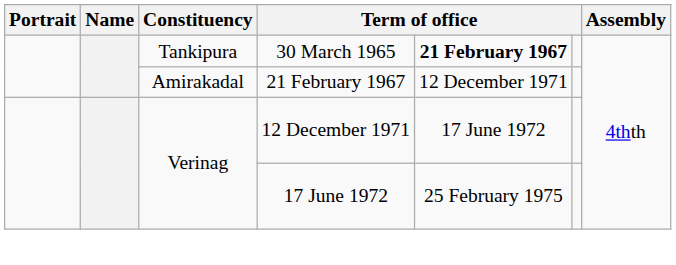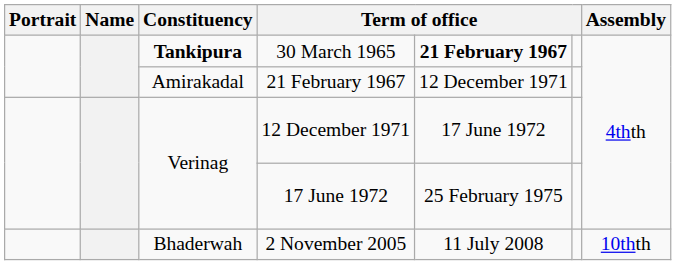(198, 50) normal -> (198, 50) bold
+ row: (336, 243)
